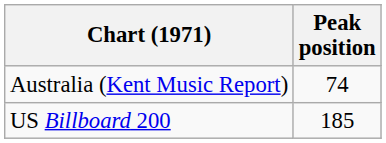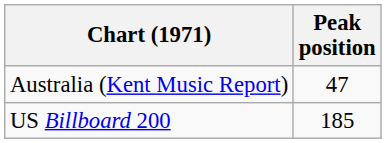(337, 84) 74 -> (337, 84) 47
